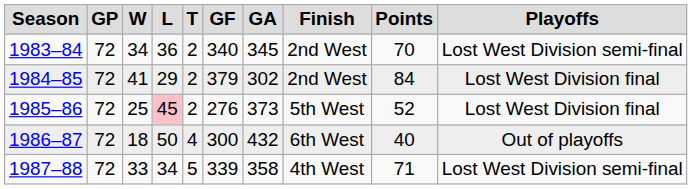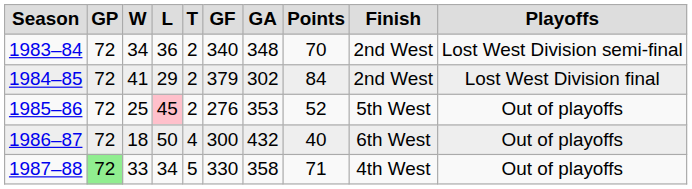columns swapped: (404, 19) <-> (327, 19)
(263, 49) 345 -> (263, 49) 348
(263, 109) 373 -> (263, 109) 353
(562, 109) Lost West Division final -> (562, 109) Out of playoffs
(105, 169) no background -> (105, 169) lightgreen background
(223, 169) 339 -> (223, 169) 330
(562, 169) Lost West Division semi-final -> (562, 169) Out of playoffs
